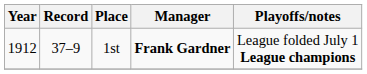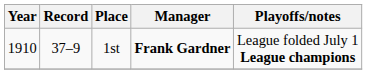(22, 48) 1912 -> (22, 48) 1910
